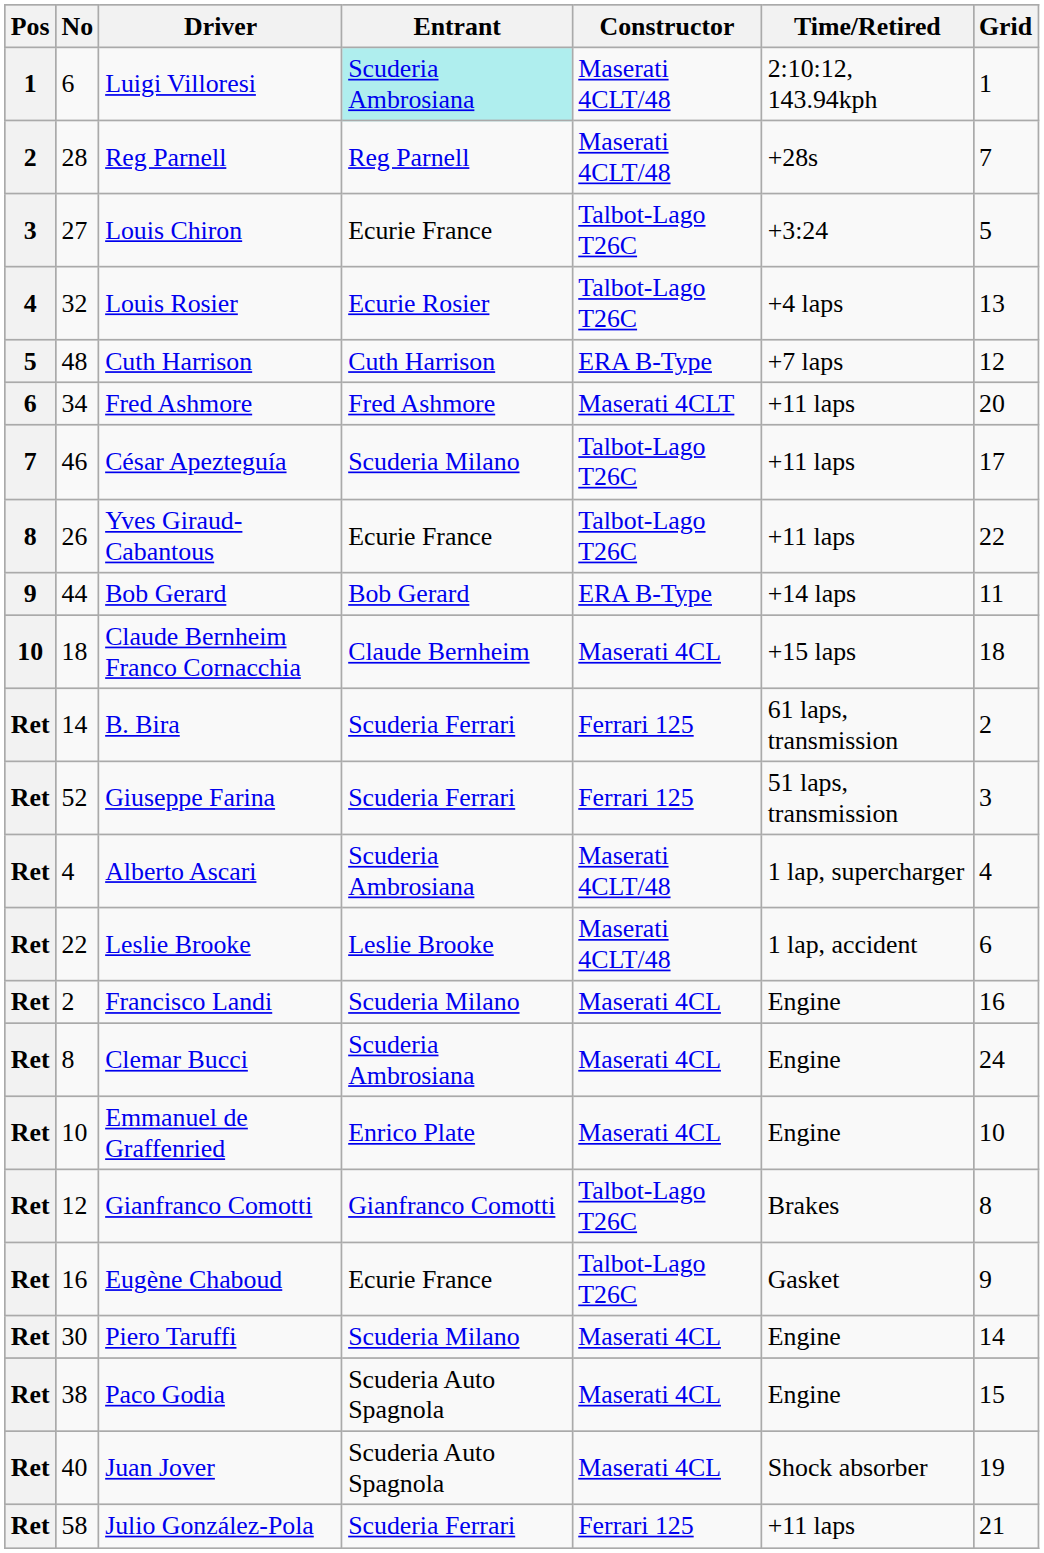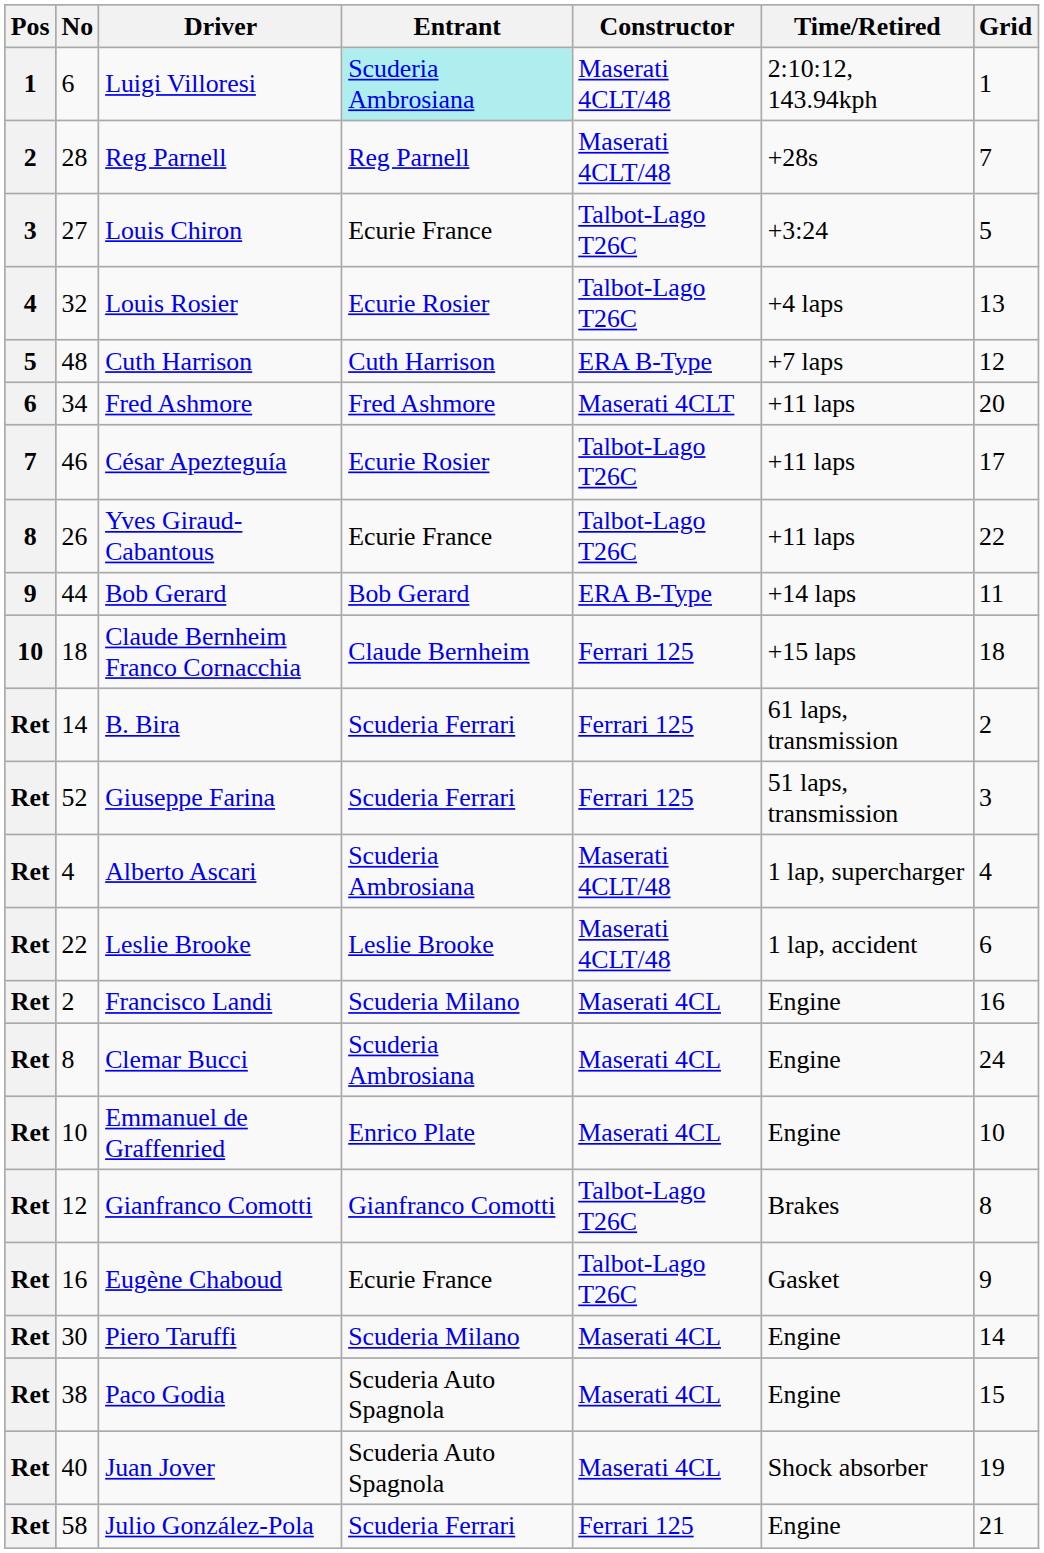(434, 461) Scuderia Milano -> (419, 461) Ecurie Rosier
(650, 650) Maserati 4CL -> (636, 650) Ferrari 125
(811, 1526) +11 laps -> (804, 1526) Engine
